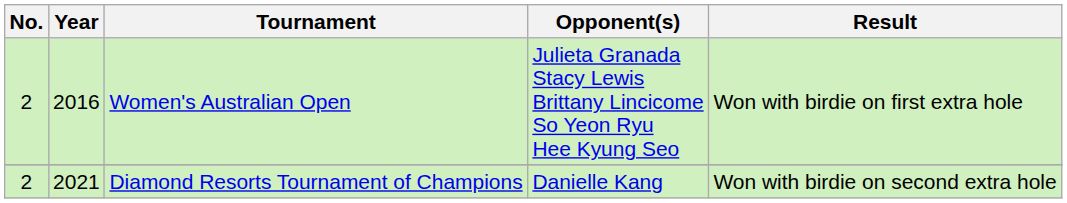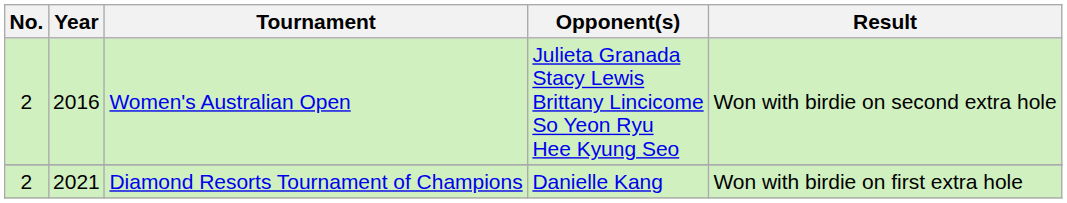(868, 102) Won with birdie on first extra hole -> (885, 102) Won with birdie on second extra hole
(885, 182) Won with birdie on second extra hole -> (868, 182) Won with birdie on first extra hole
